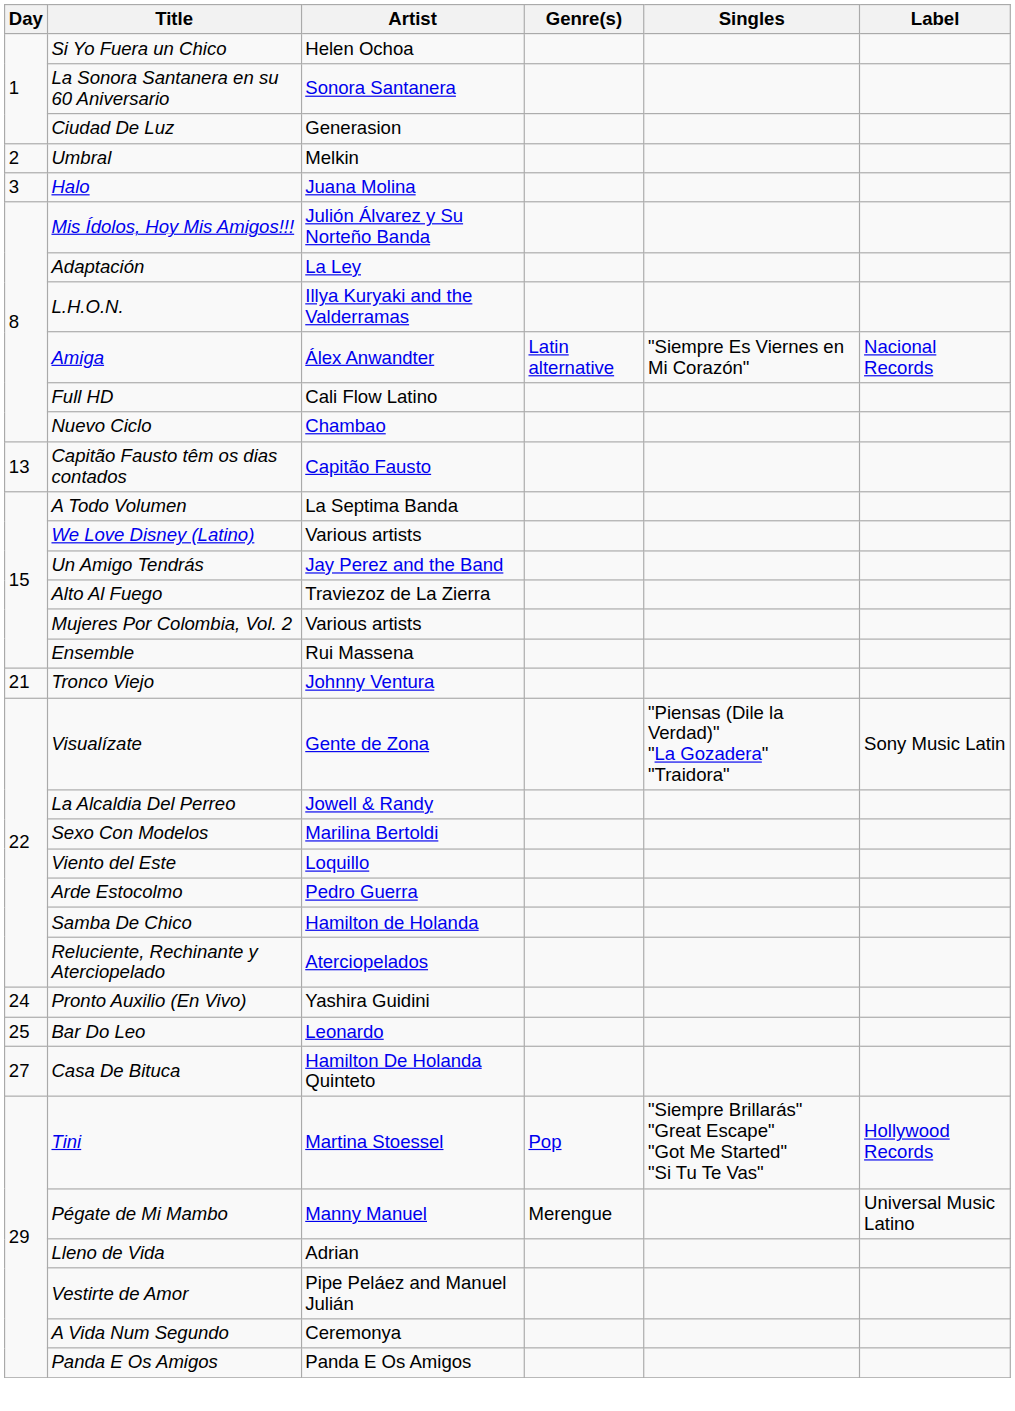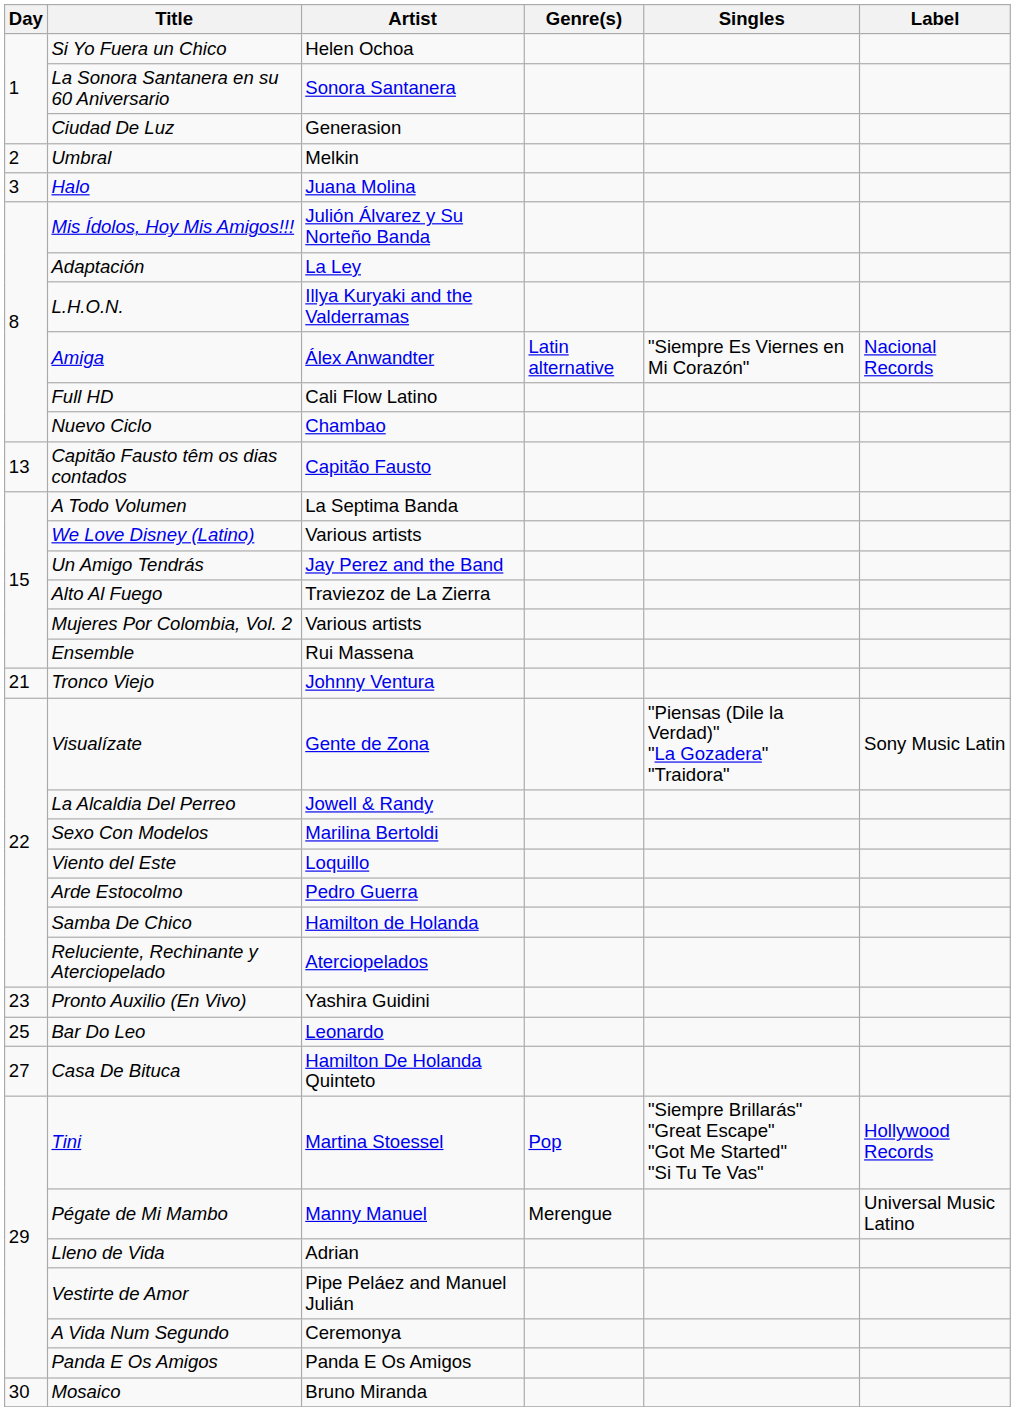(19, 1001) 24 -> (19, 1001) 23
+ row: (86, 1392)
